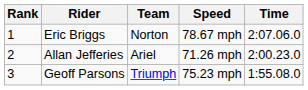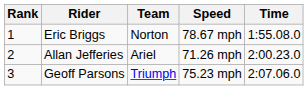(274, 34) 2:07.06.0 -> (274, 34) 1:55.08.0
(274, 74) 1:55.08.0 -> (274, 74) 2:07.06.0
